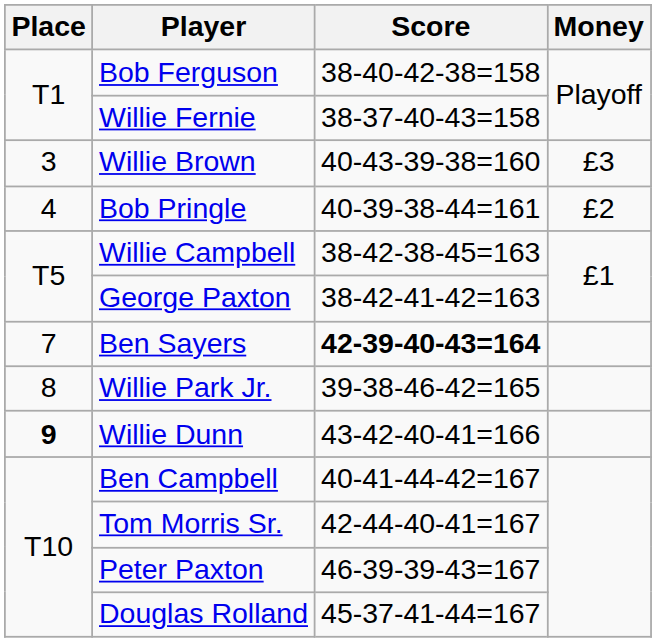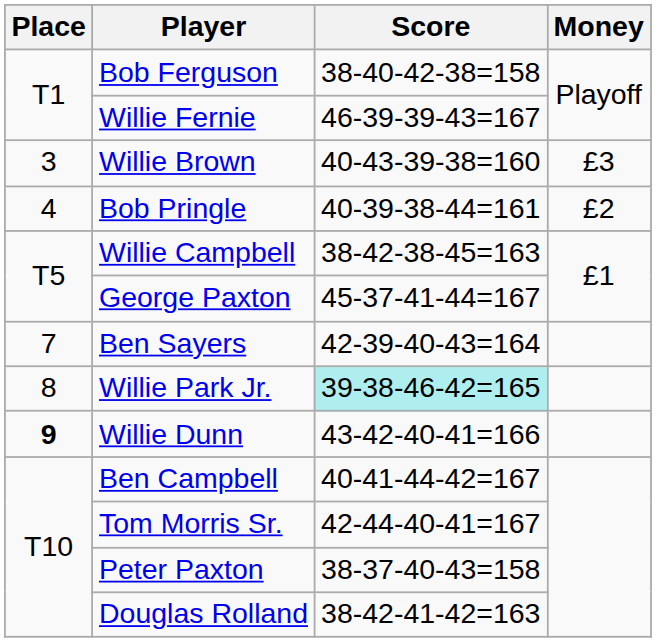(431, 117) 38-37-40-43=158 -> (431, 117) 46-39-39-43=167
(431, 298) 38-42-41-42=163 -> (431, 298) 45-37-41-44=167
(431, 343) bold -> (431, 343) normal
(431, 388) no background -> (431, 388) paleturquoise background
(431, 569) 46-39-39-43=167 -> (431, 569) 38-37-40-43=158
(431, 614) 45-37-41-44=167 -> (431, 614) 38-42-41-42=163
